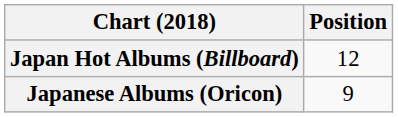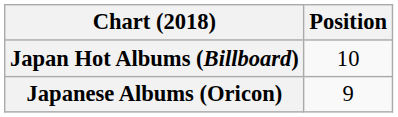(348, 58) 12 -> (348, 58) 10
